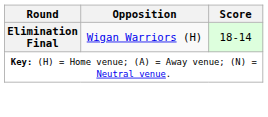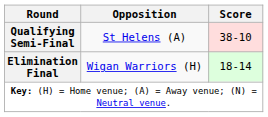+ row: (43, 37)
